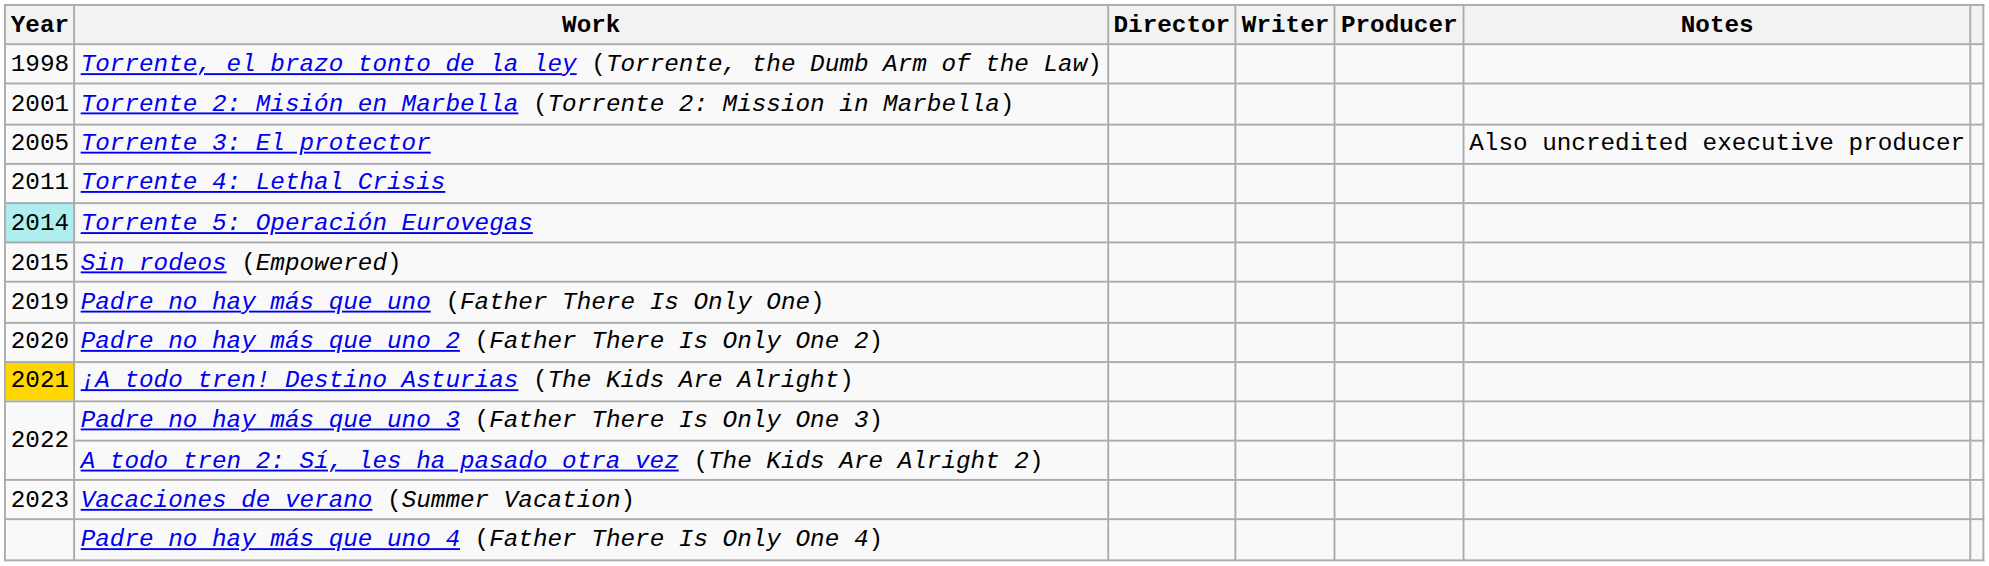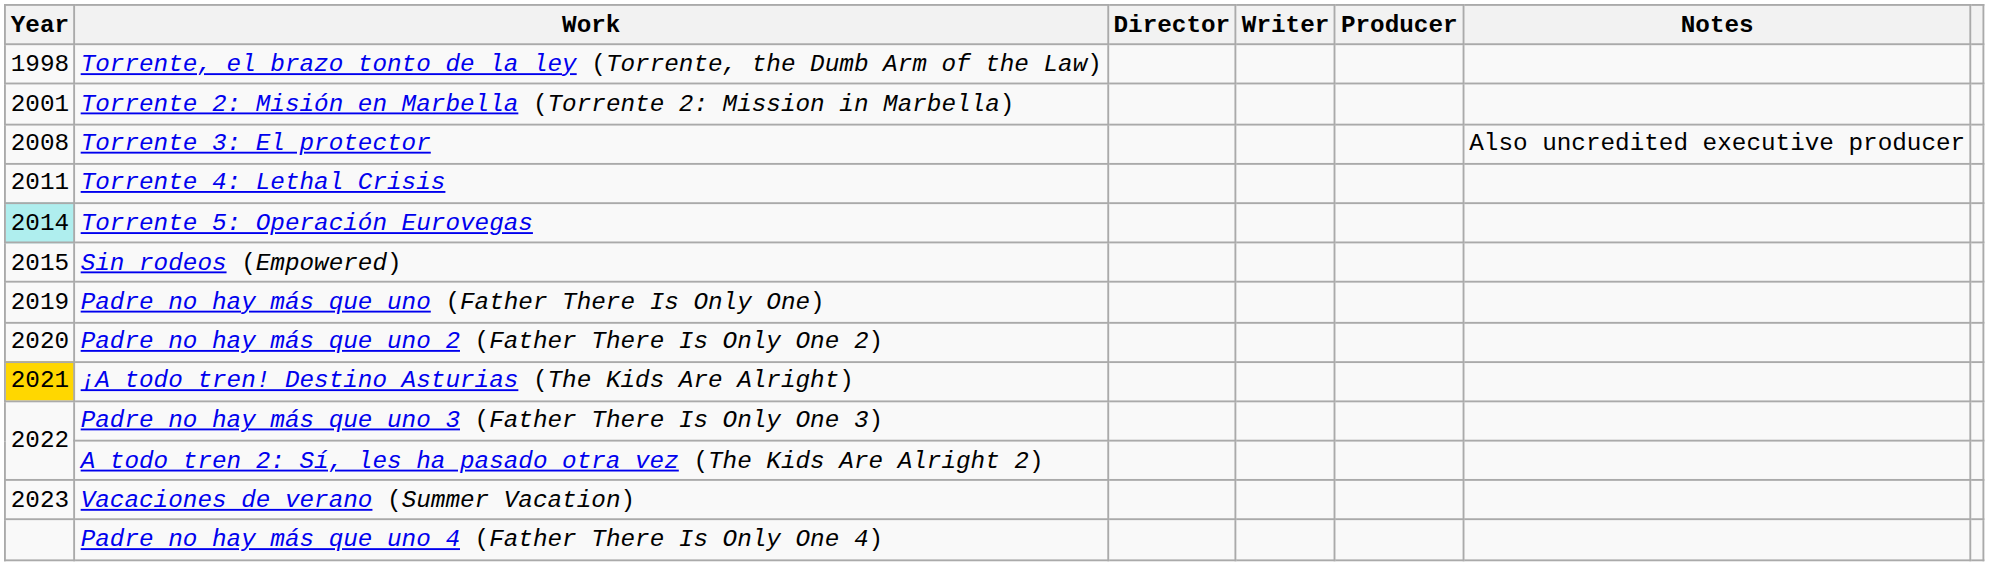(40, 144) 2005 -> (40, 144) 2008
